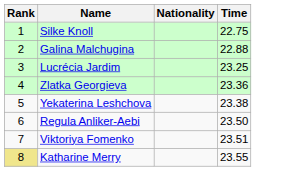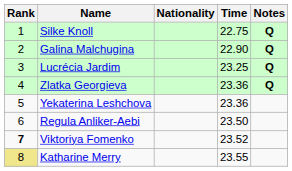+ column: (269, 13)
(234, 49) 22.88 -> (234, 49) 22.90
(234, 103) 23.38 -> (234, 103) 23.36
(21, 139) normal -> (21, 139) bold
(234, 139) 23.51 -> (234, 139) 23.52
